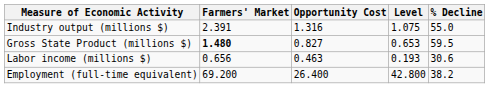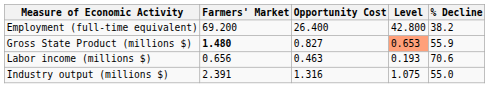rows swapped: (88, 28) <-> (102, 75)
(406, 44) no background -> (406, 44) lightsalmon background
(442, 44) 59.5 -> (442, 44) 55.9
(442, 59) 30.6 -> (442, 59) 70.6
